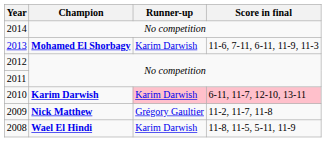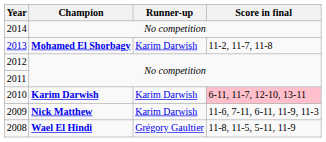(264, 46) 11-6, 7-11, 6-11, 11-9, 11-3 -> (241, 46) 11-2, 11-7, 11-8
(166, 95) pink background -> (166, 95) no background
(170, 112) Grégory Gaultier -> (166, 112) Karim Darwish
(241, 112) 11-2, 11-7, 11-8 -> (264, 112) 11-6, 7-11, 6-11, 11-9, 11-3
(166, 128) Karim Darwish -> (170, 128) Grégory Gaultier
